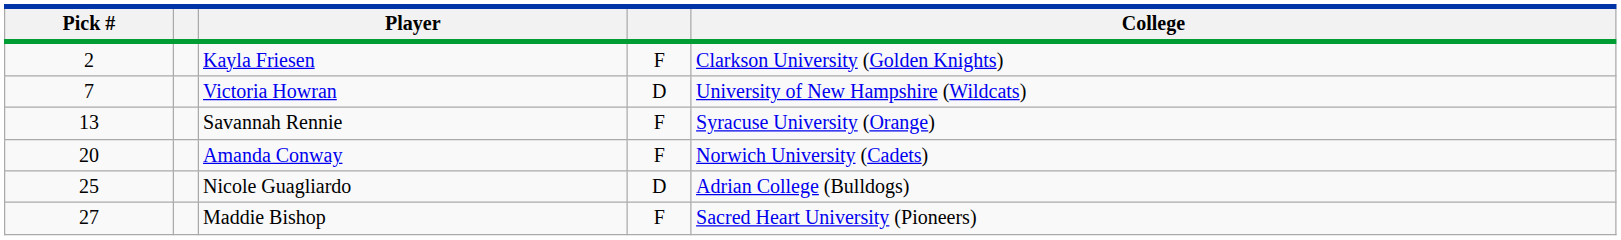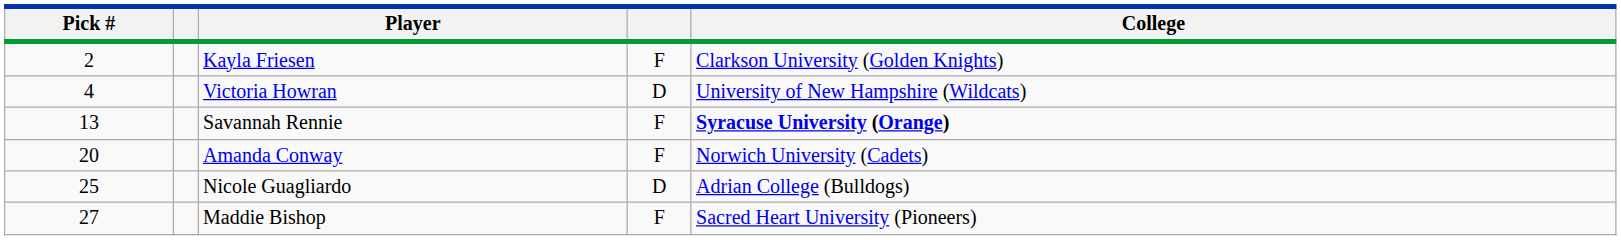(89, 91) 7 -> (89, 91) 4
(816, 123) normal -> (823, 123) bold
